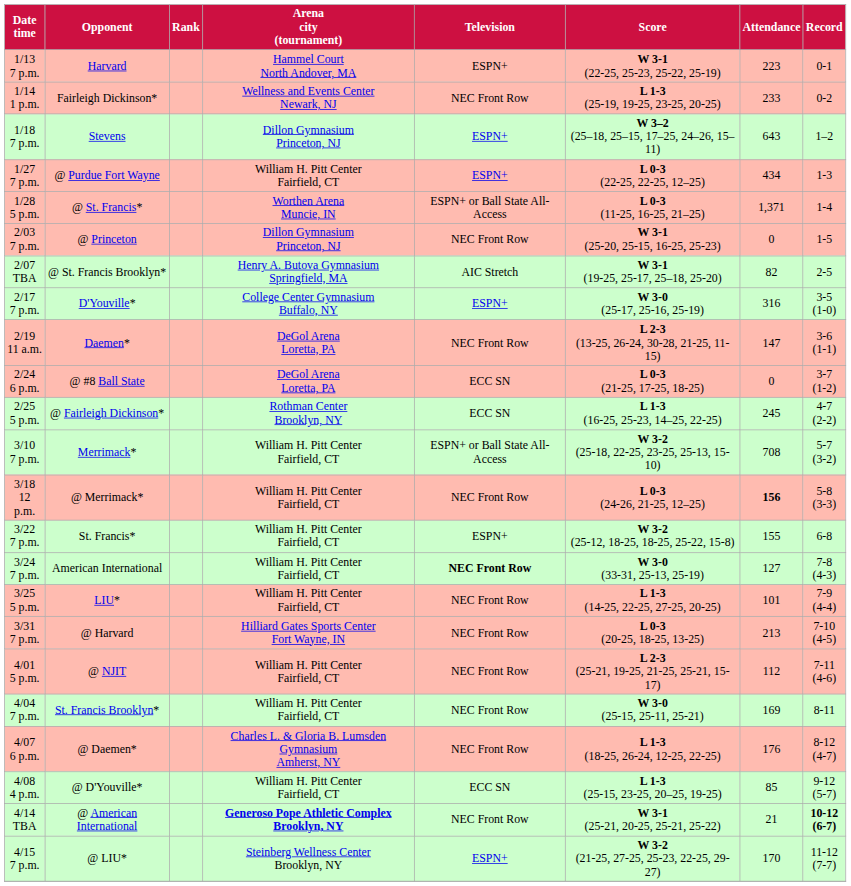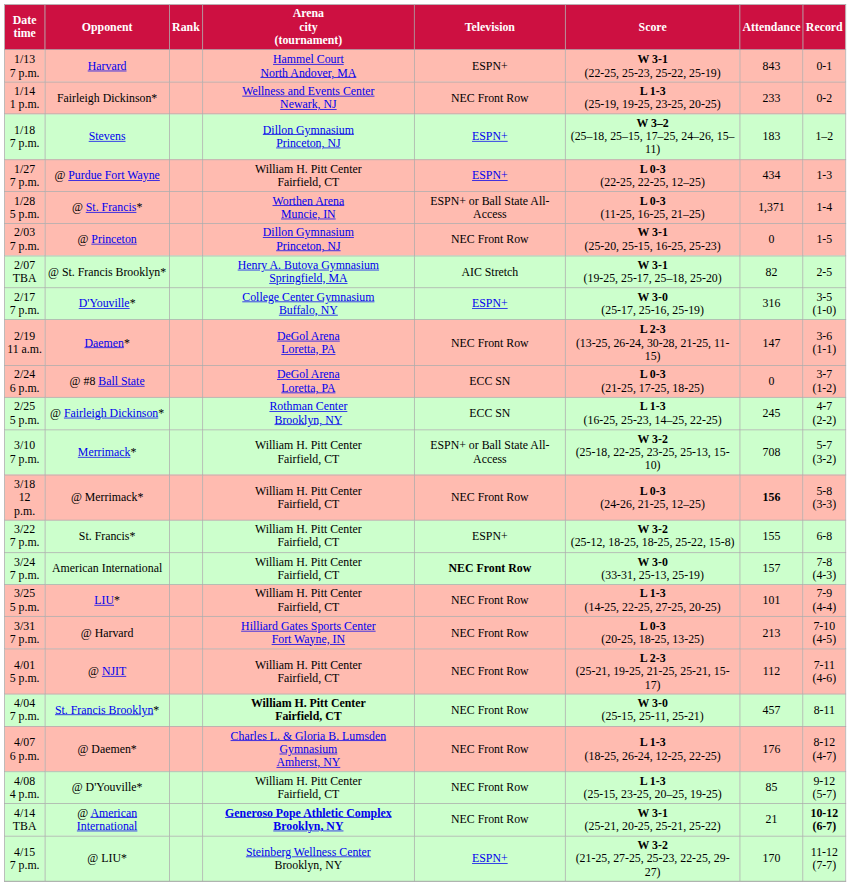(771, 65) 223 -> (771, 65) 843
(771, 136) 643 -> (771, 136) 183
(771, 568) 127 -> (771, 568) 157
(308, 710) normal -> (308, 710) bold
(771, 710) 169 -> (771, 710) 457
(490, 787) ECC SN -> (490, 787) NEC Front Row
